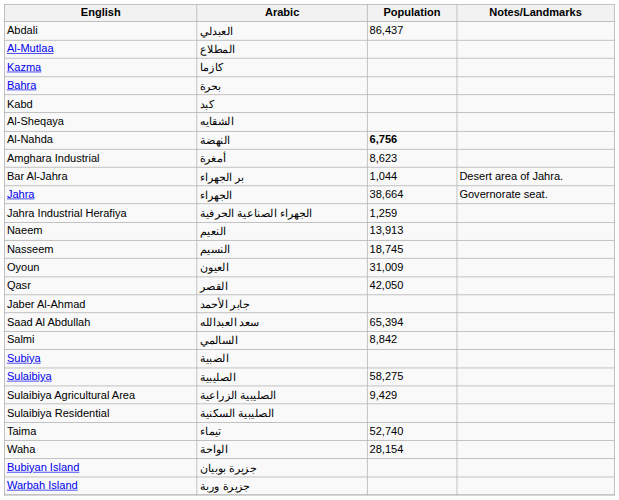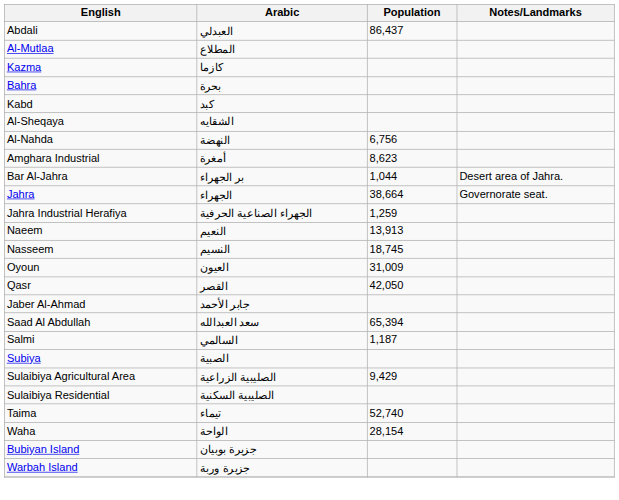(383, 140) bold -> (383, 140) normal
(383, 340) 8,842 -> (383, 340) 1,187
- row: (29, 376)
